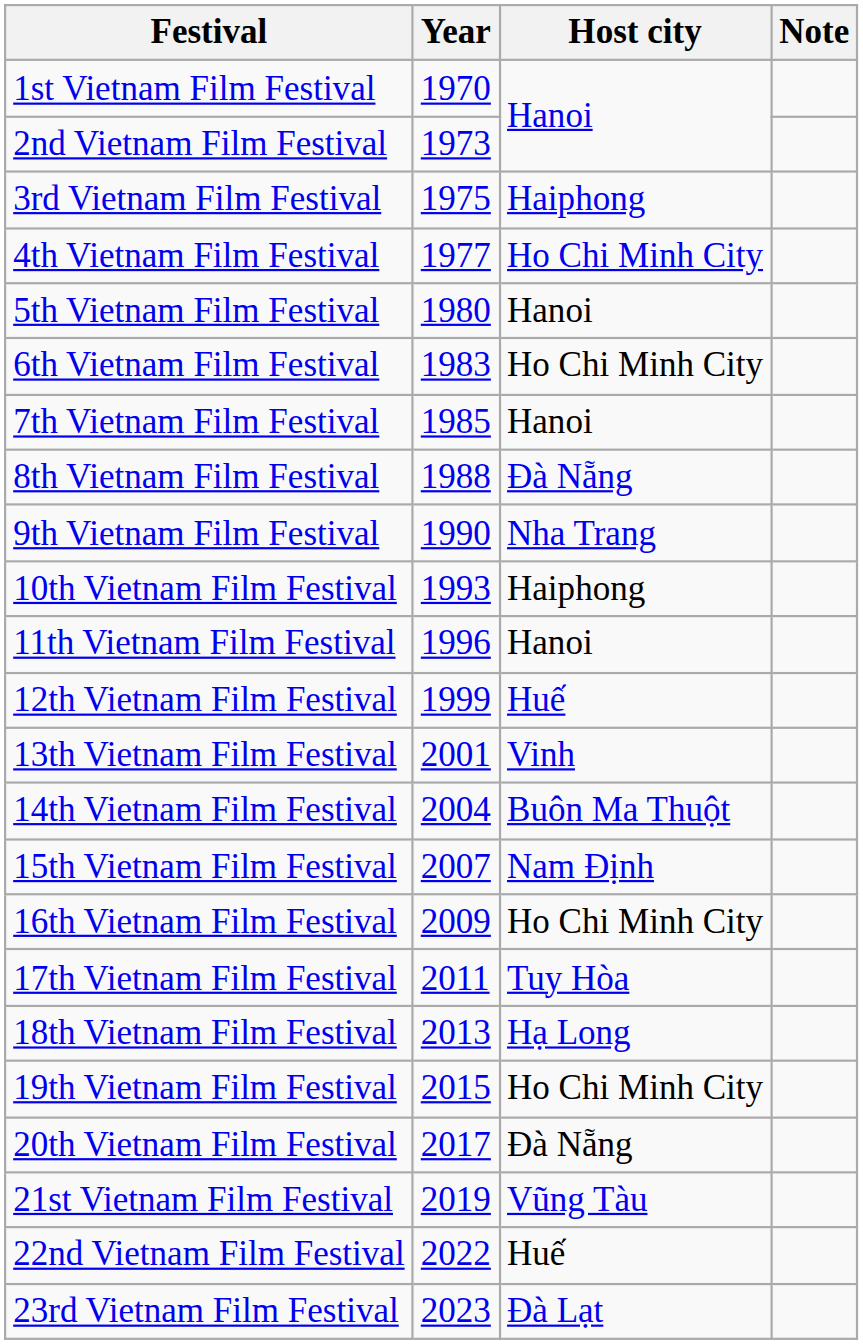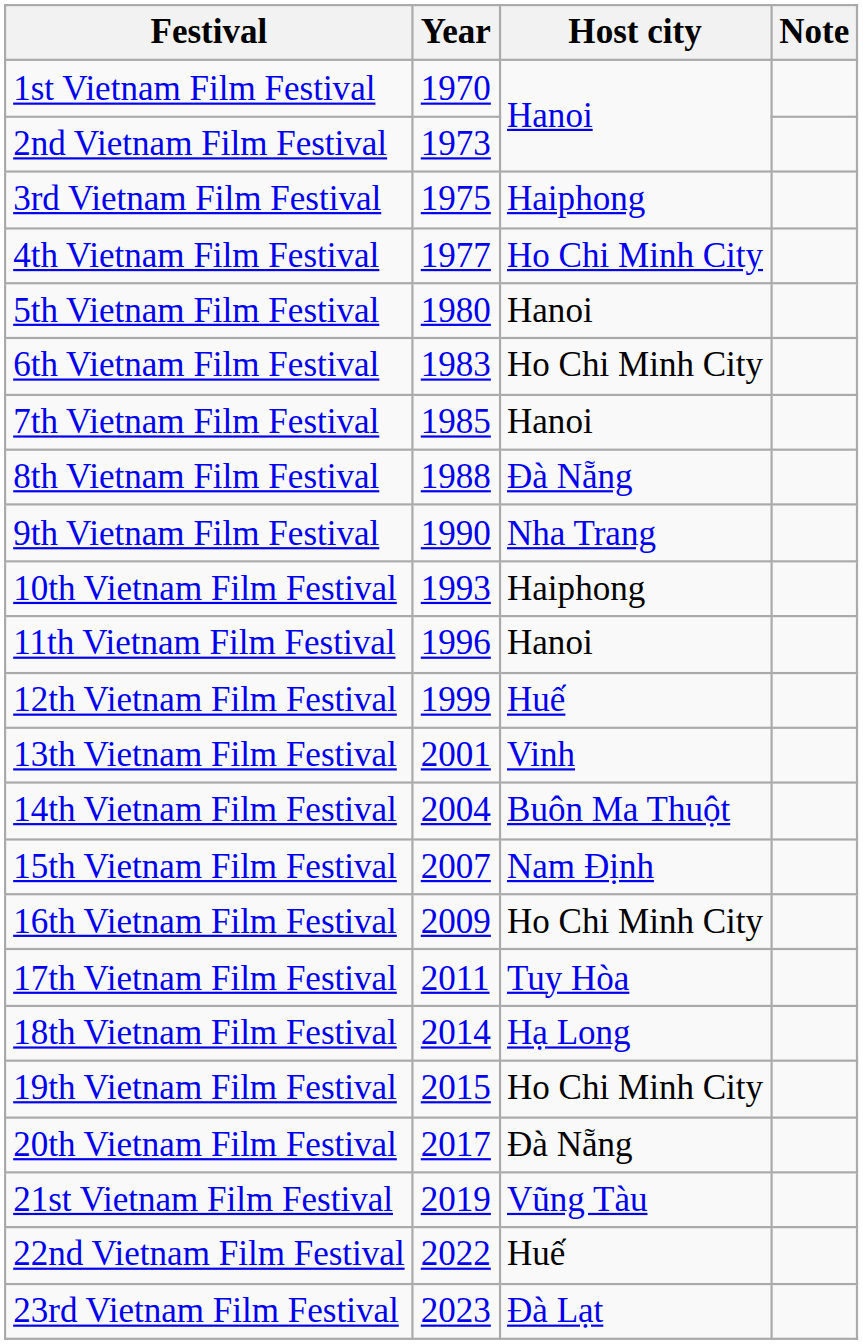(456, 1032) 2013 -> (456, 1032) 2014
